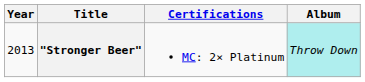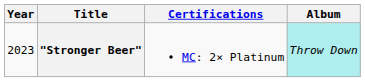(21, 50) 2013 -> (21, 50) 2023
